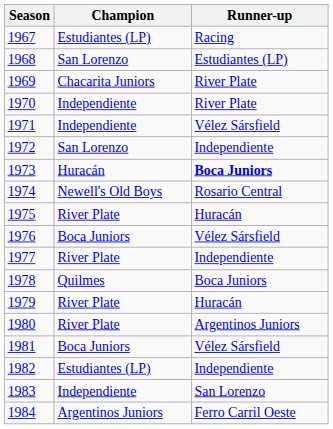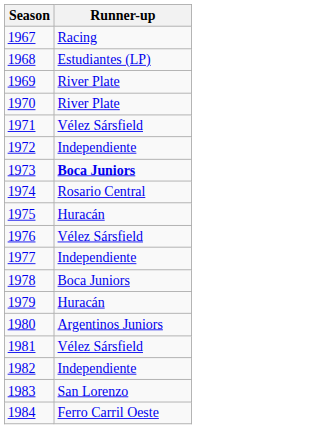- column: (123, 15)
